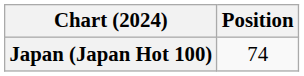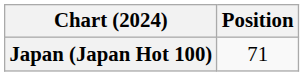(258, 53) 74 -> (258, 53) 71
